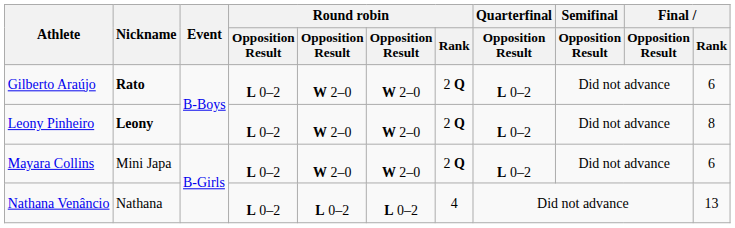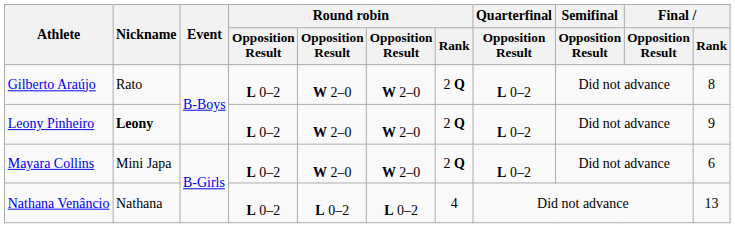(130, 85) bold -> (129, 85) normal
(712, 85) 6 -> (712, 85) 8
(712, 124) 8 -> (712, 124) 9
